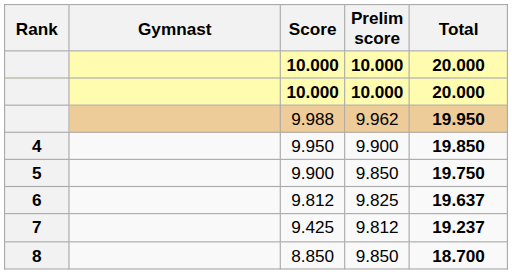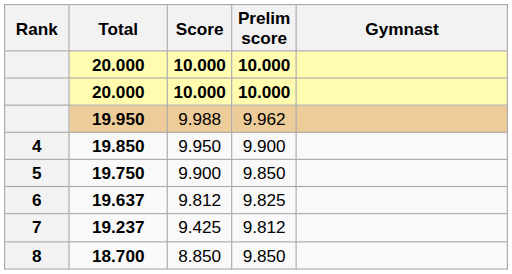columns swapped: (175, 28) <-> (459, 28)
